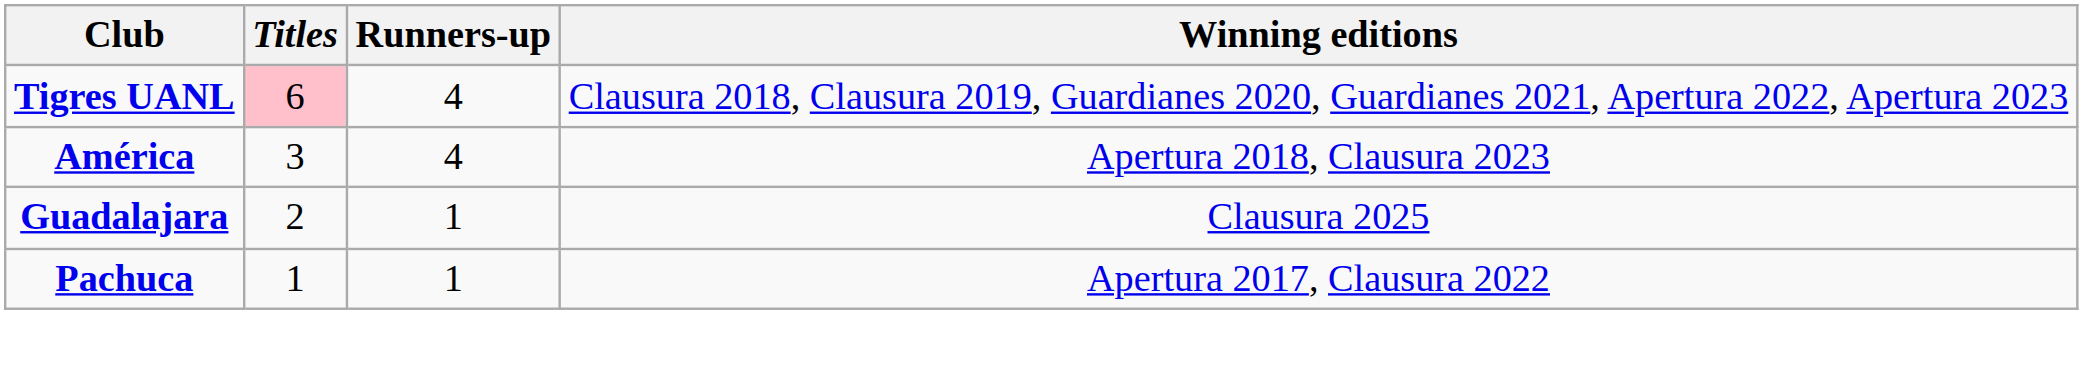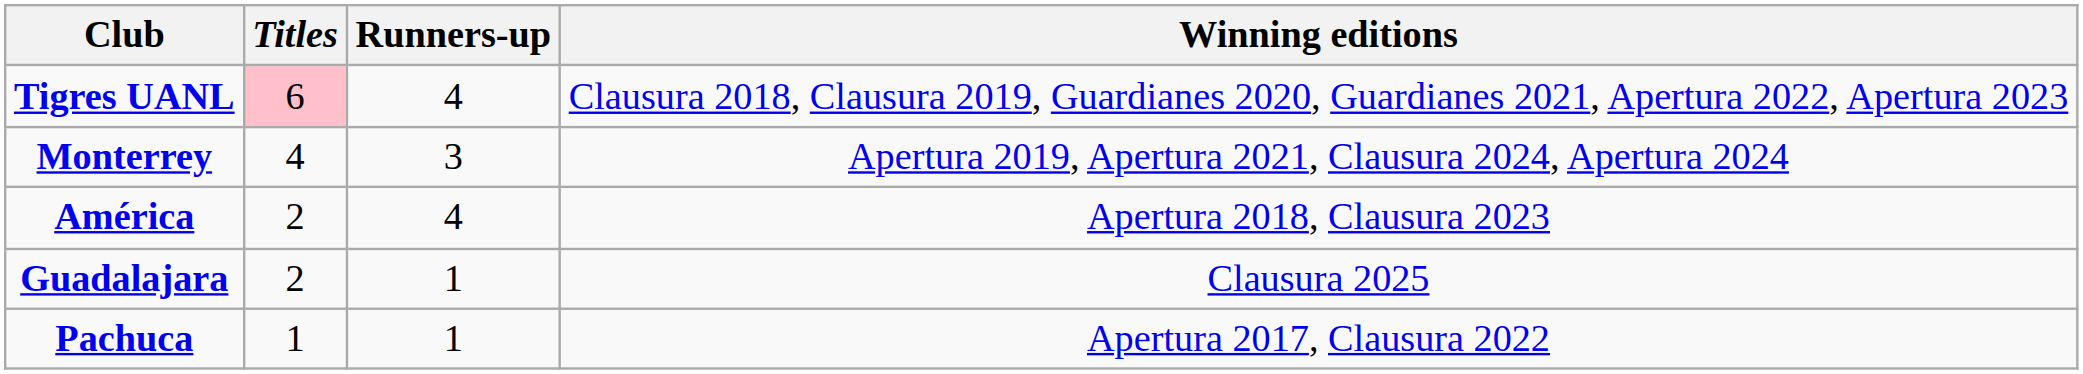+ row: (124, 156)
(295, 156) 3 -> (295, 216) 2
